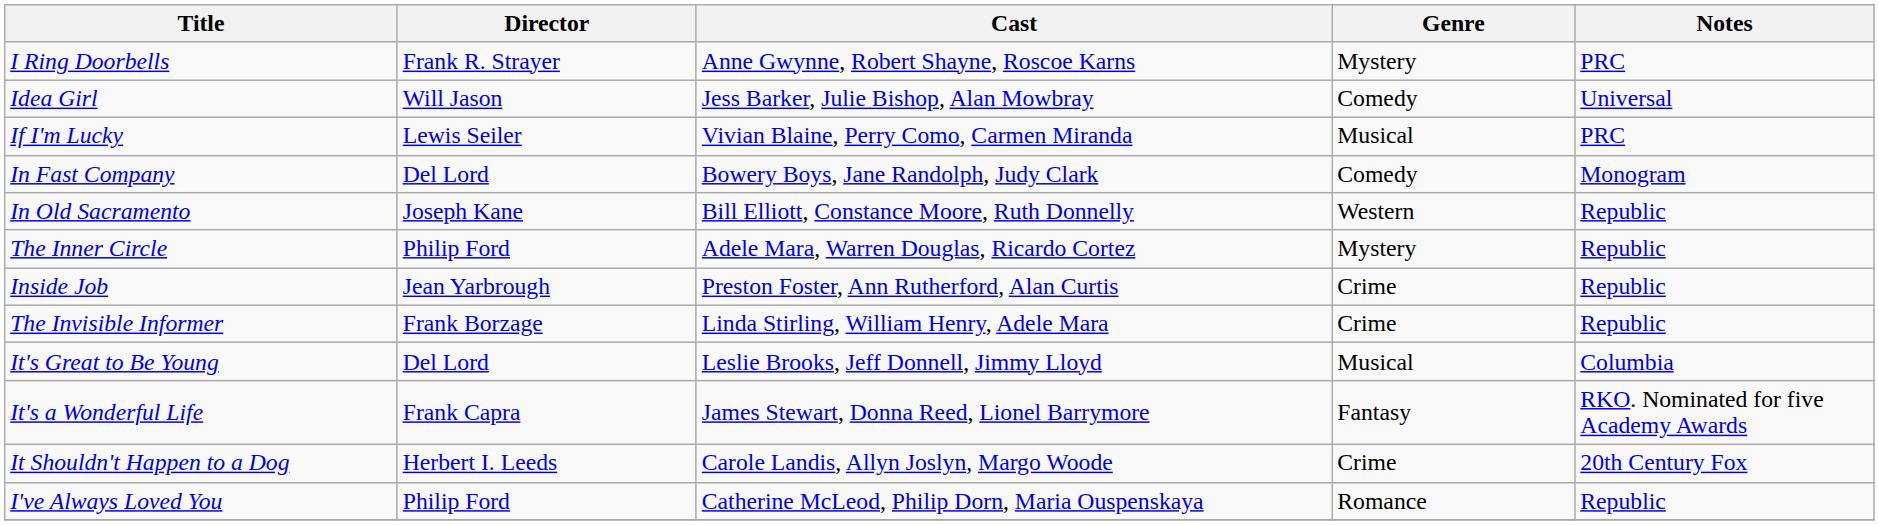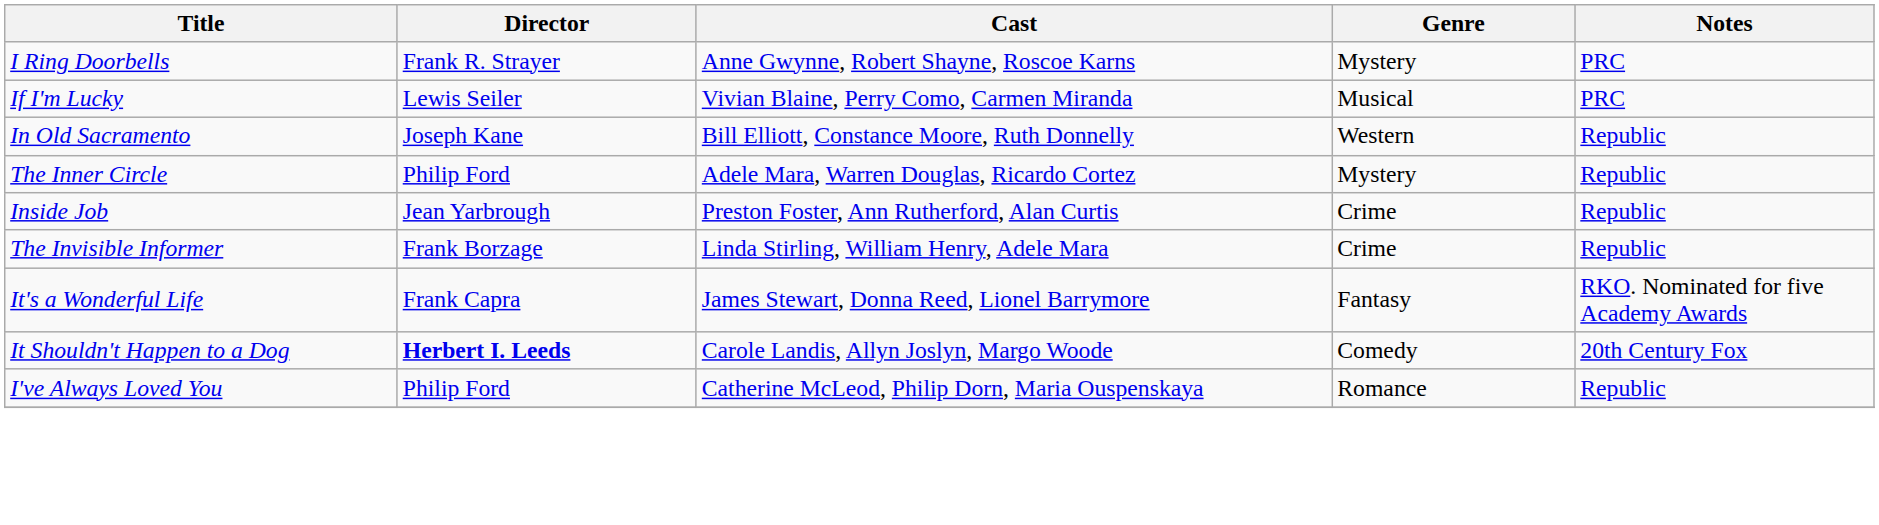- row: (54, 98)
- row: (92, 173)
- row: (114, 361)
(480, 463) normal -> (487, 350) bold
(1367, 463) Crime -> (1377, 350) Comedy
